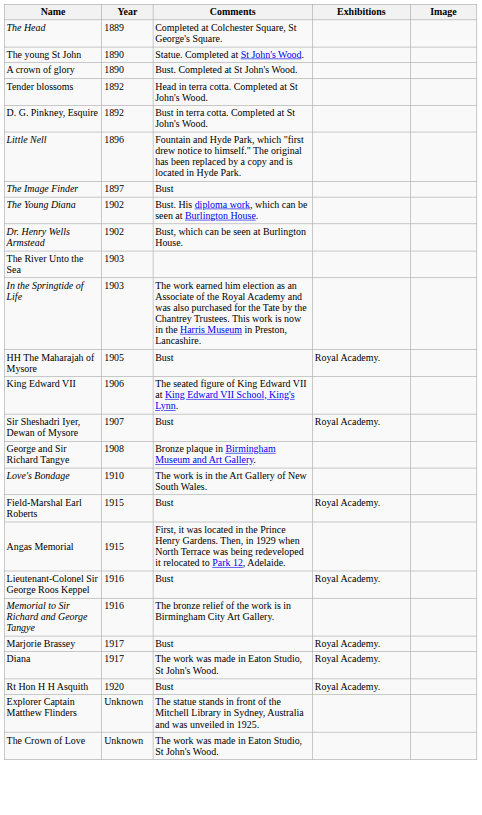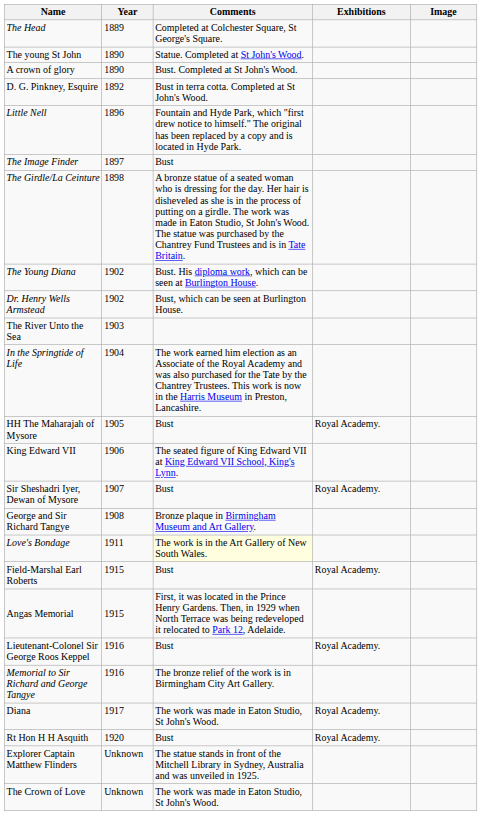- row: (40, 86)
+ row: (53, 178)
(114, 285) 1903 -> (114, 352) 1904
(114, 476) 1910 -> (114, 543) 1911
(231, 481) no background -> (231, 548) lightyellow background
- row: (41, 644)
